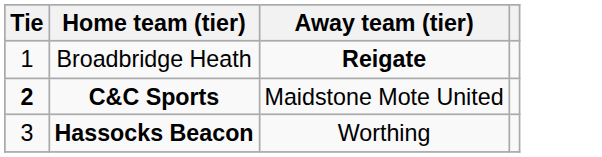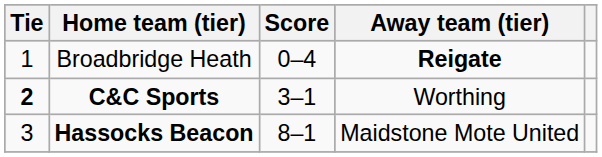+ column: (297, 23)
(384, 96) Maidstone Mote United -> (460, 96) Worthing
(384, 133) Worthing -> (460, 133) Maidstone Mote United
